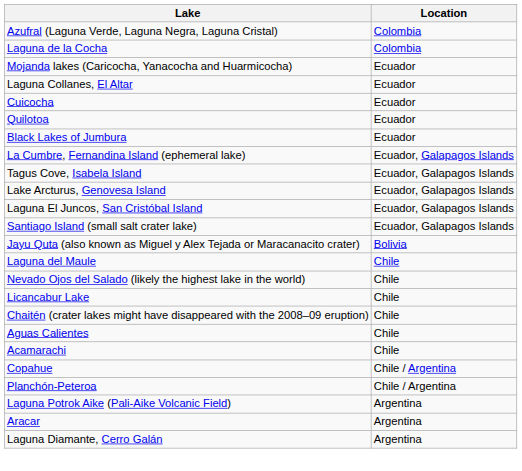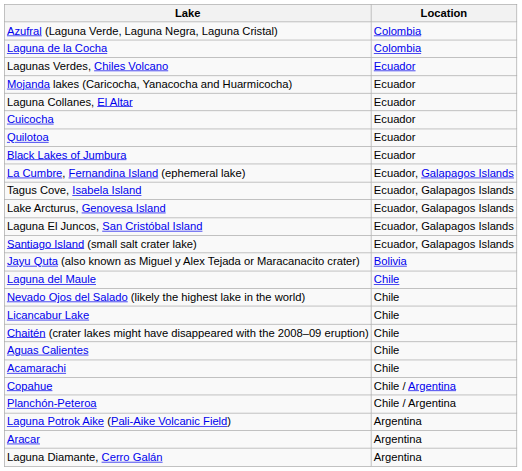+ row: (88, 66)
